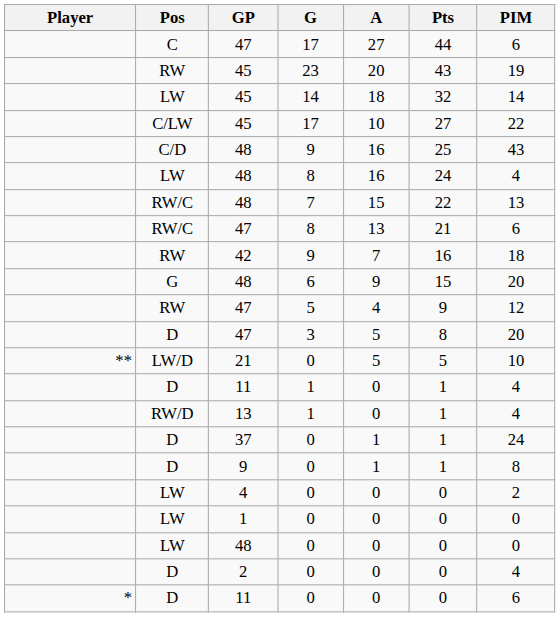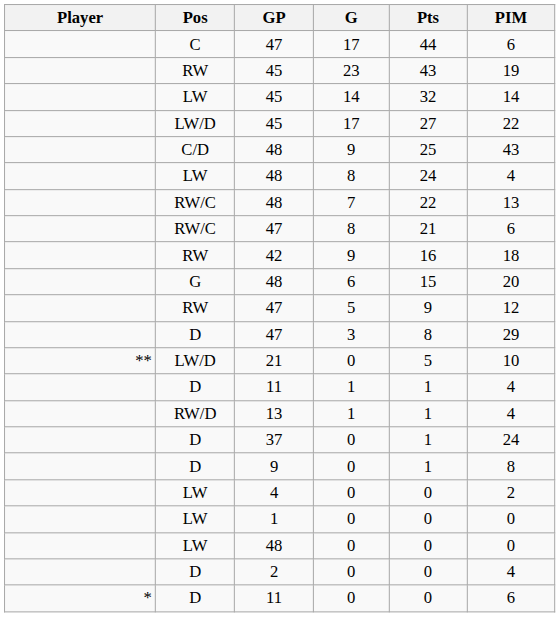- column: (376, 17)
(172, 123) C/LW -> (195, 123) LW/D
(516, 334) 20 -> (511, 334) 29
